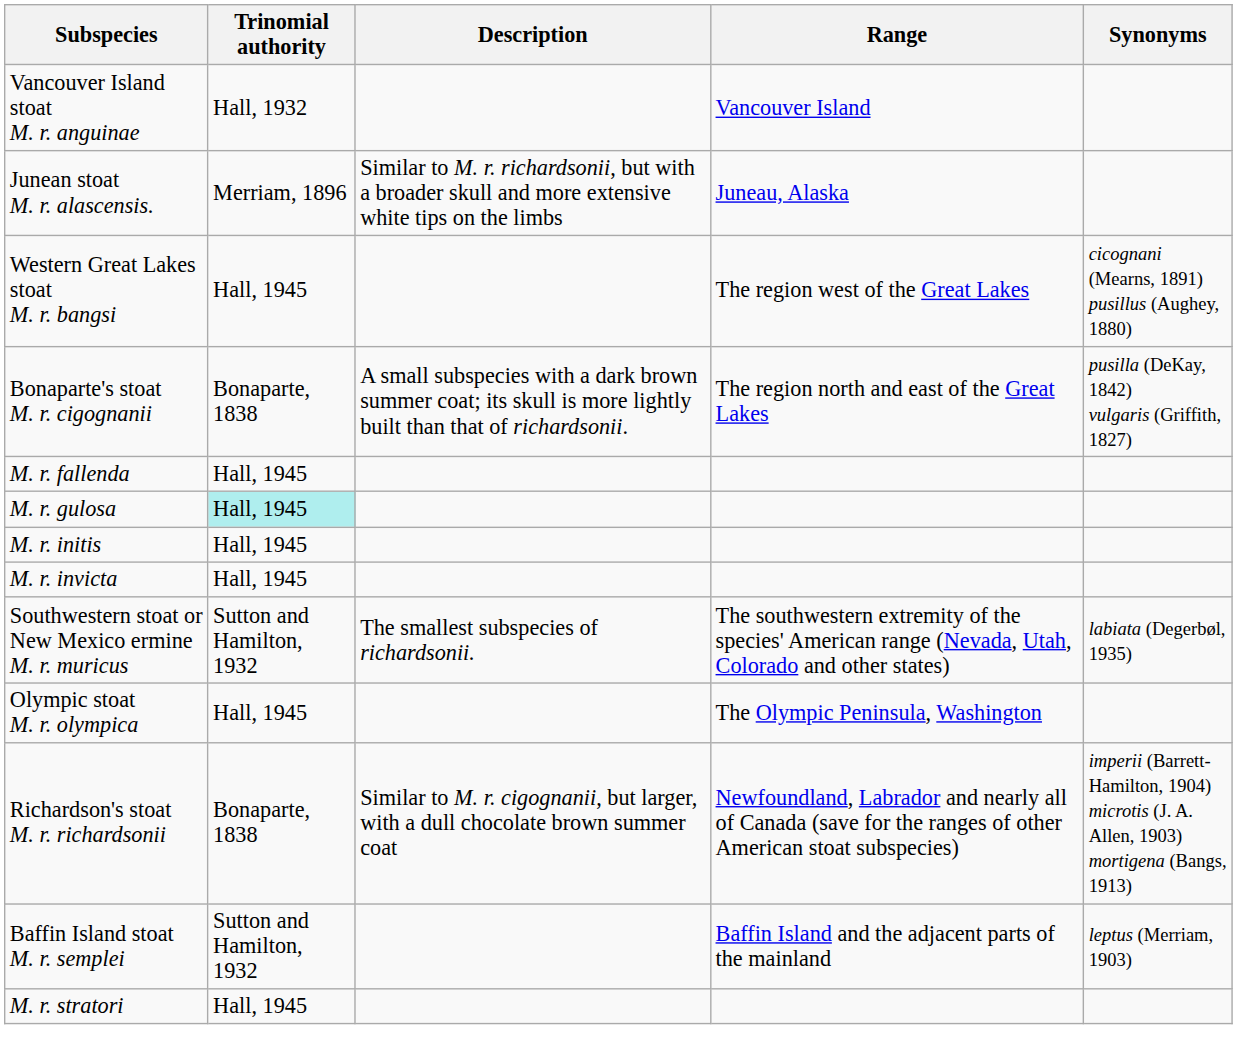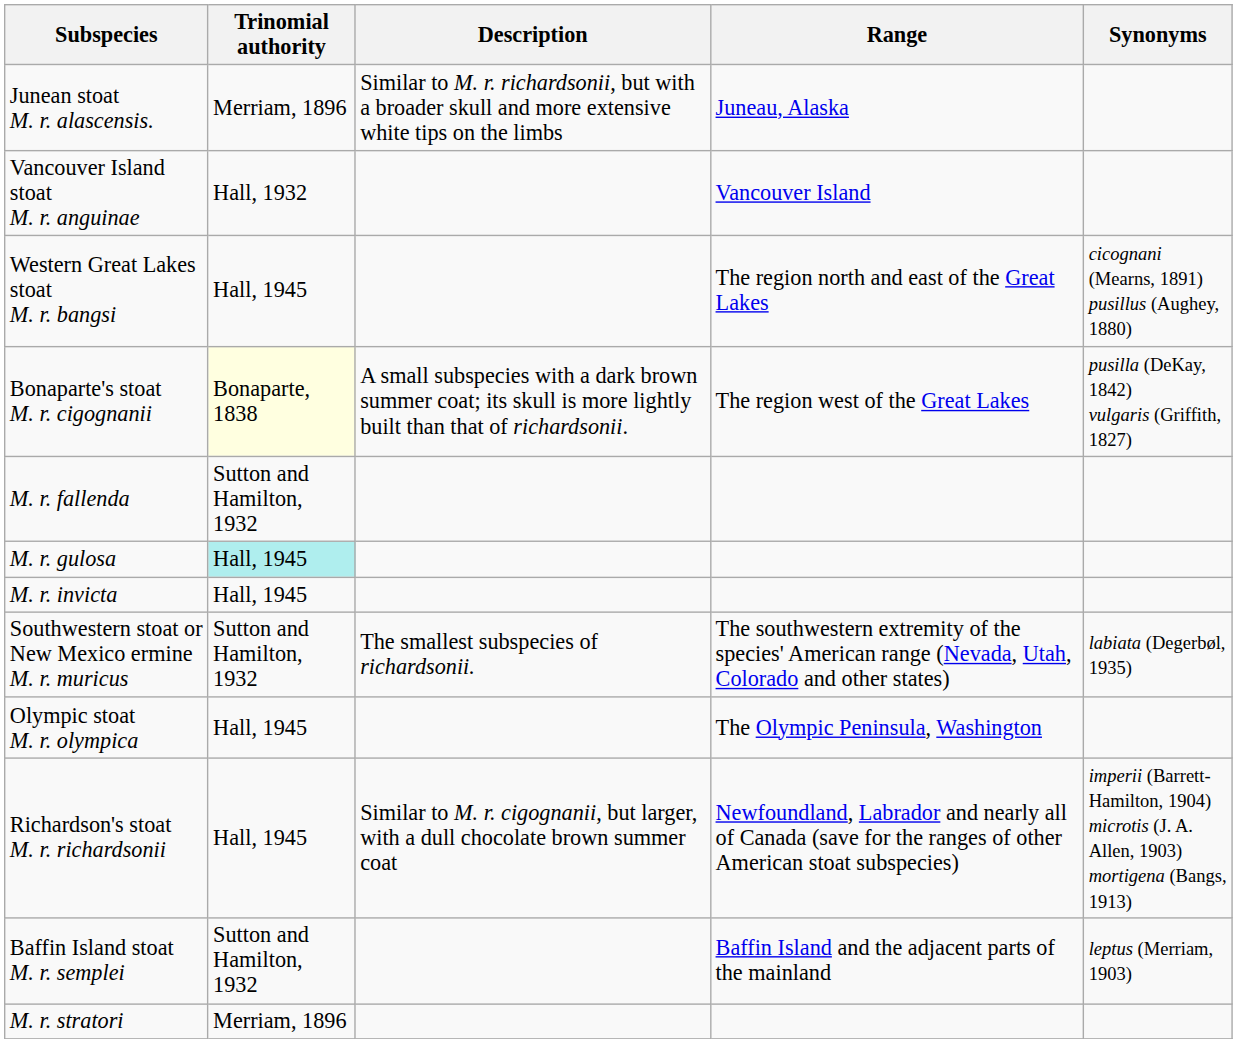rows swapped: (82, 192) <-> (87, 107)
(872, 290) The region west of the Great Lakes -> (885, 290) The region north and east of the Great Lakes
(262, 400) no background -> (262, 400) lightyellow background
(885, 400) The region north and east of the Great Lakes -> (872, 400) The region west of the Great Lakes
(260, 473) Hall, 1945 -> (261, 498) Sutton and Hamilton, 1932
- row: (56, 544)
(262, 822) Bonaparte, 1838 -> (260, 837) Hall, 1945
(260, 1006) Hall, 1945 -> (280, 1020) Merriam, 1896
